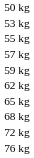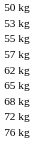- row: (17, 70)
